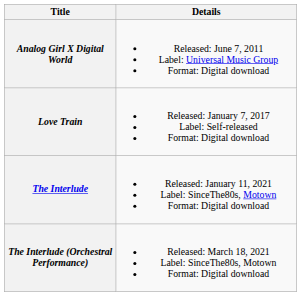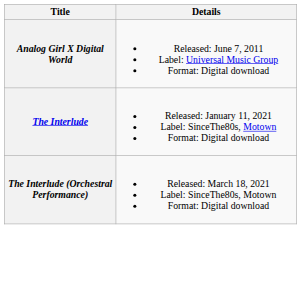- row: (60, 121)
